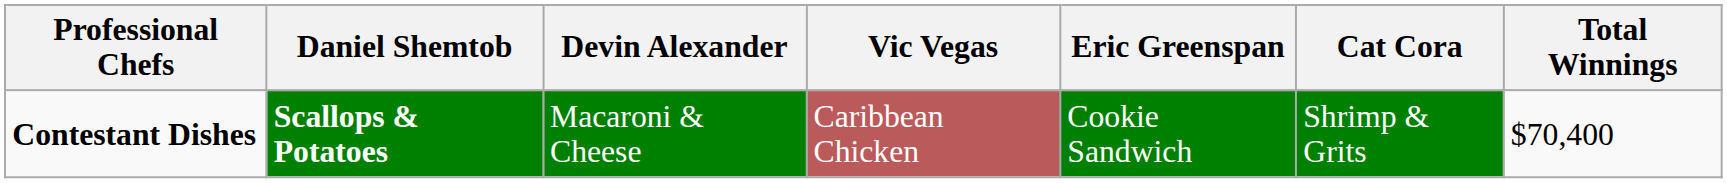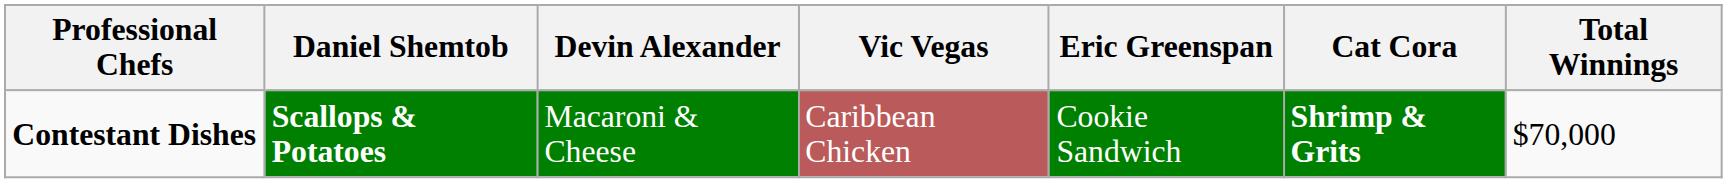(1366, 133) normal -> (1359, 133) bold
(1562, 133) $70,400 -> (1564, 133) $70,000
